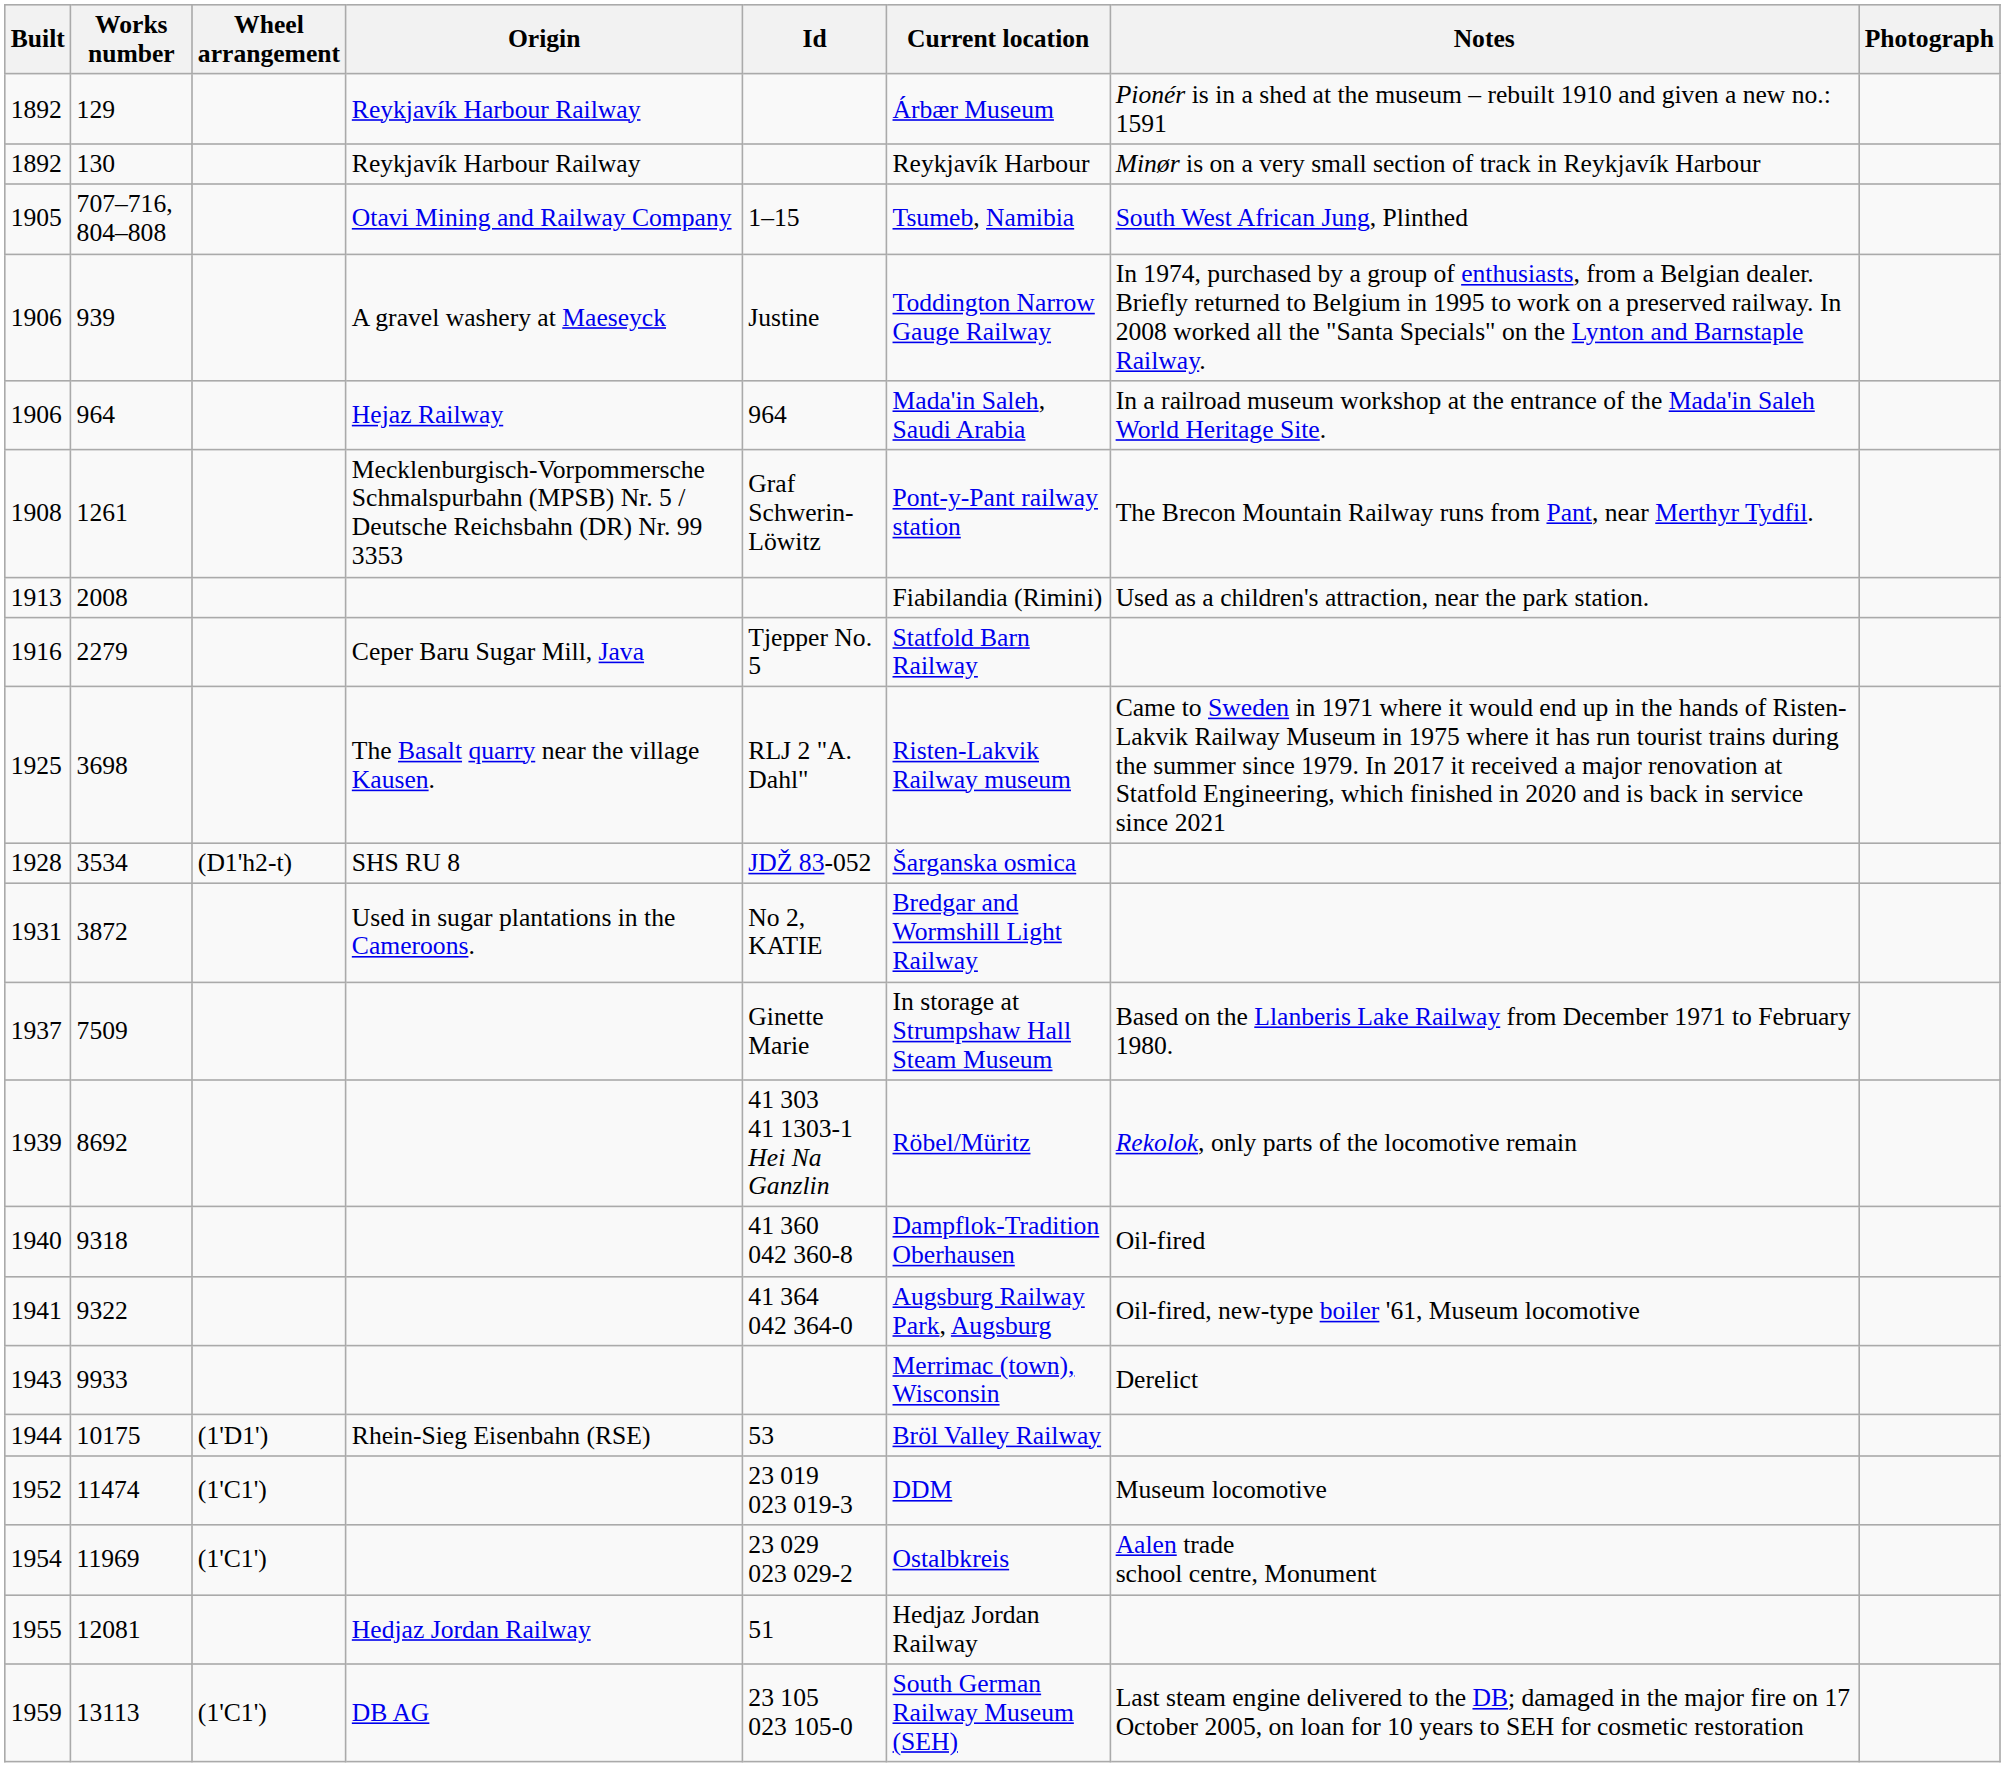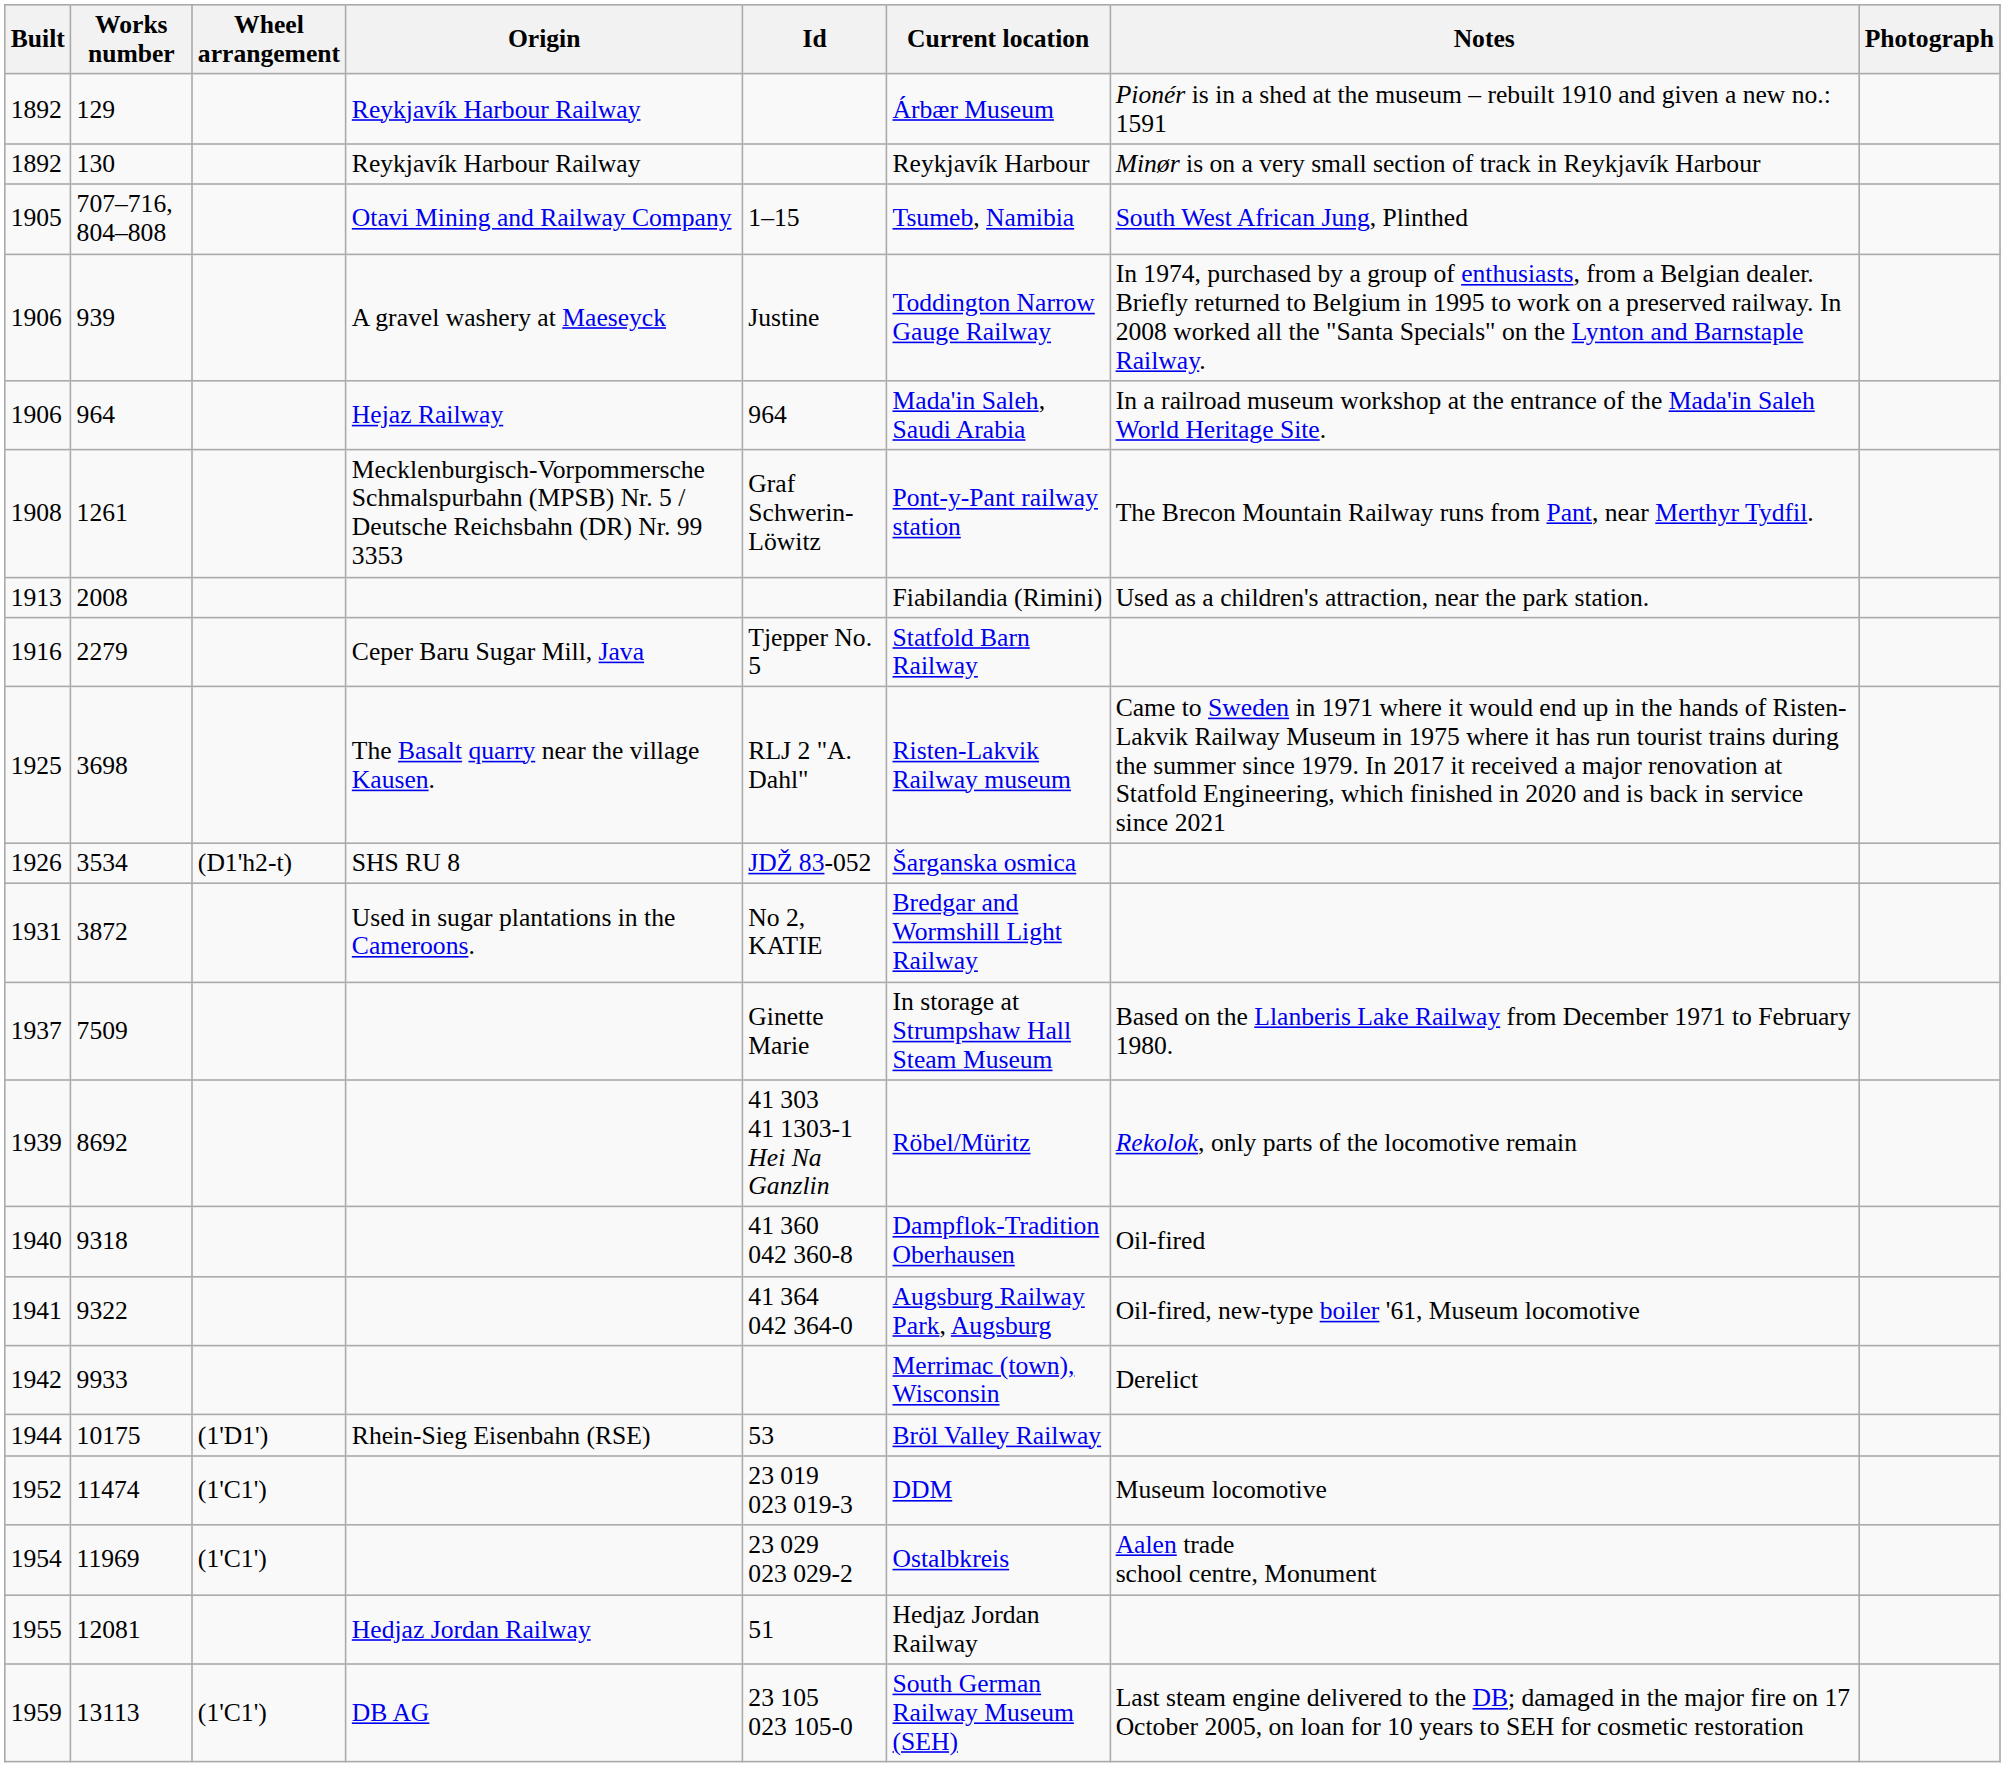(36, 862) 1928 -> (36, 862) 1926
(36, 1380) 1943 -> (36, 1380) 1942
